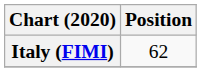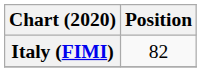(159, 50) 62 -> (159, 50) 82
